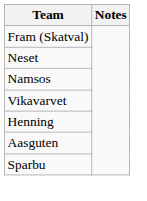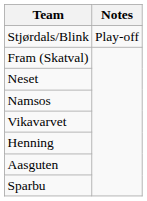+ row: (48, 36)
